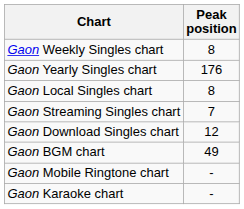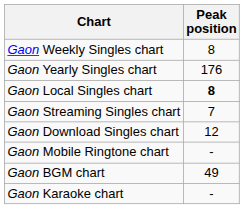(211, 91) normal -> (211, 91) bold
rows swapped: (56, 152) <-> (88, 173)
